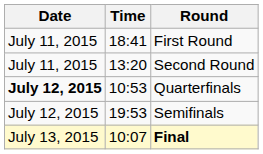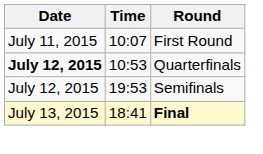(128, 40) 18:41 -> (128, 40) 10:07
- row: (204, 64)
(128, 137) 10:07 -> (128, 112) 18:41
